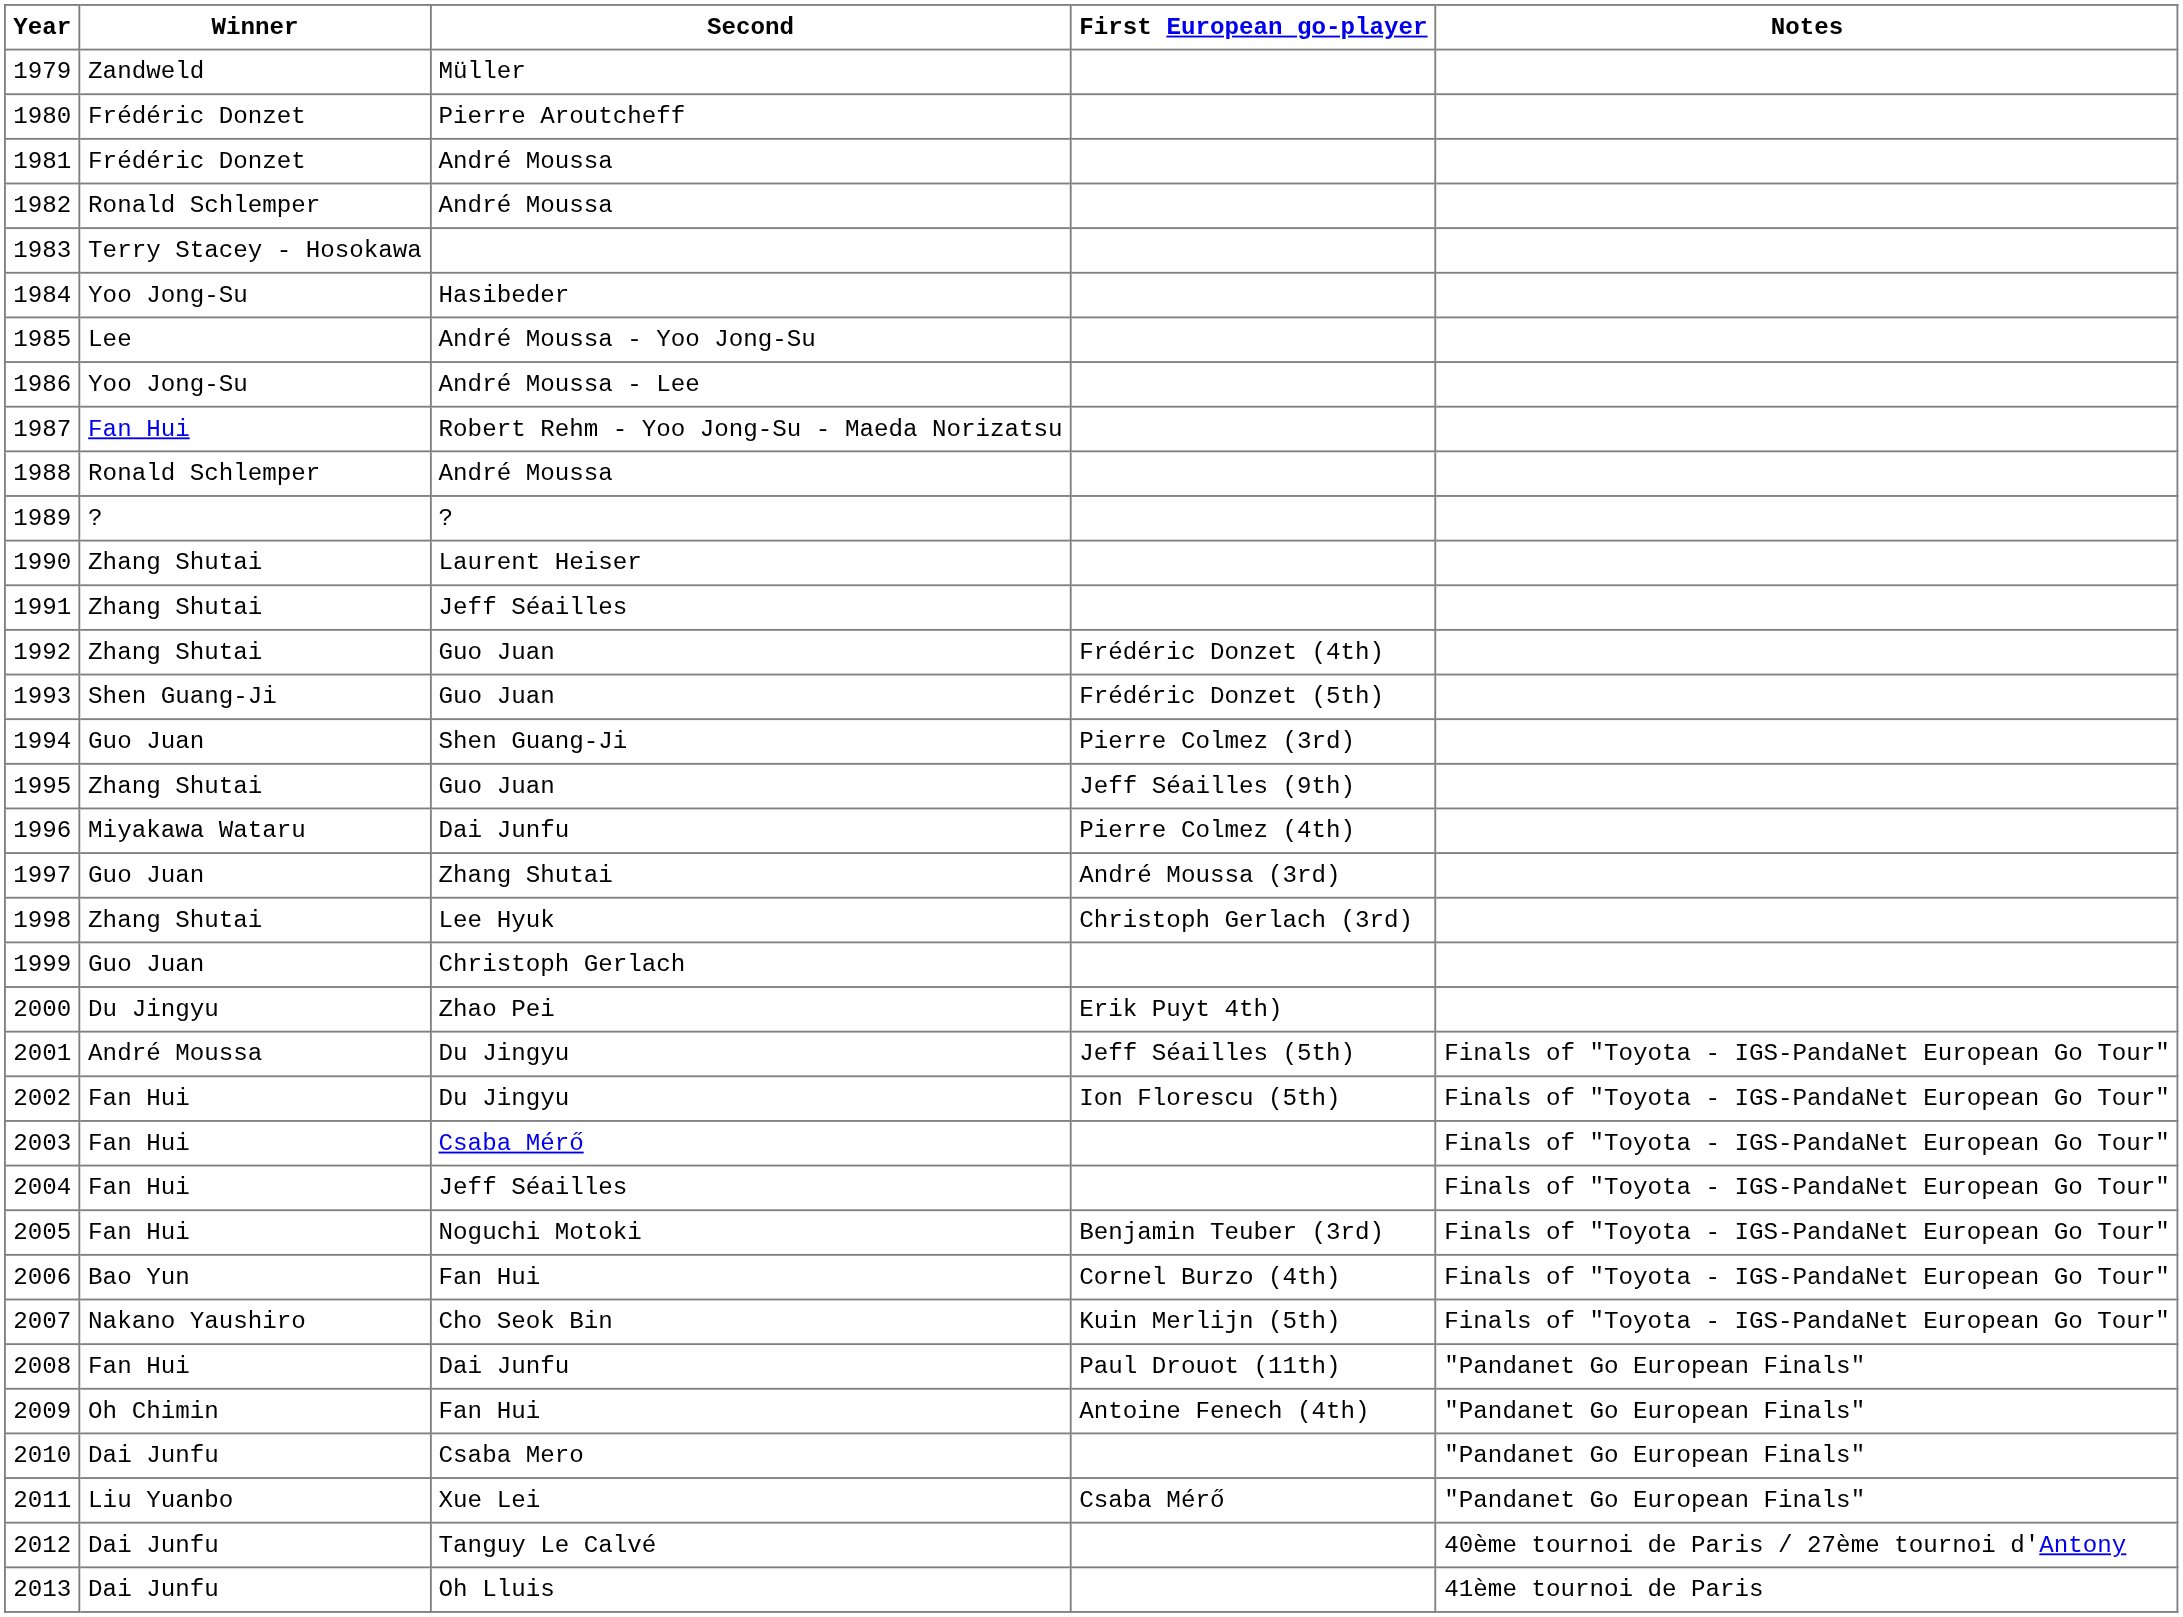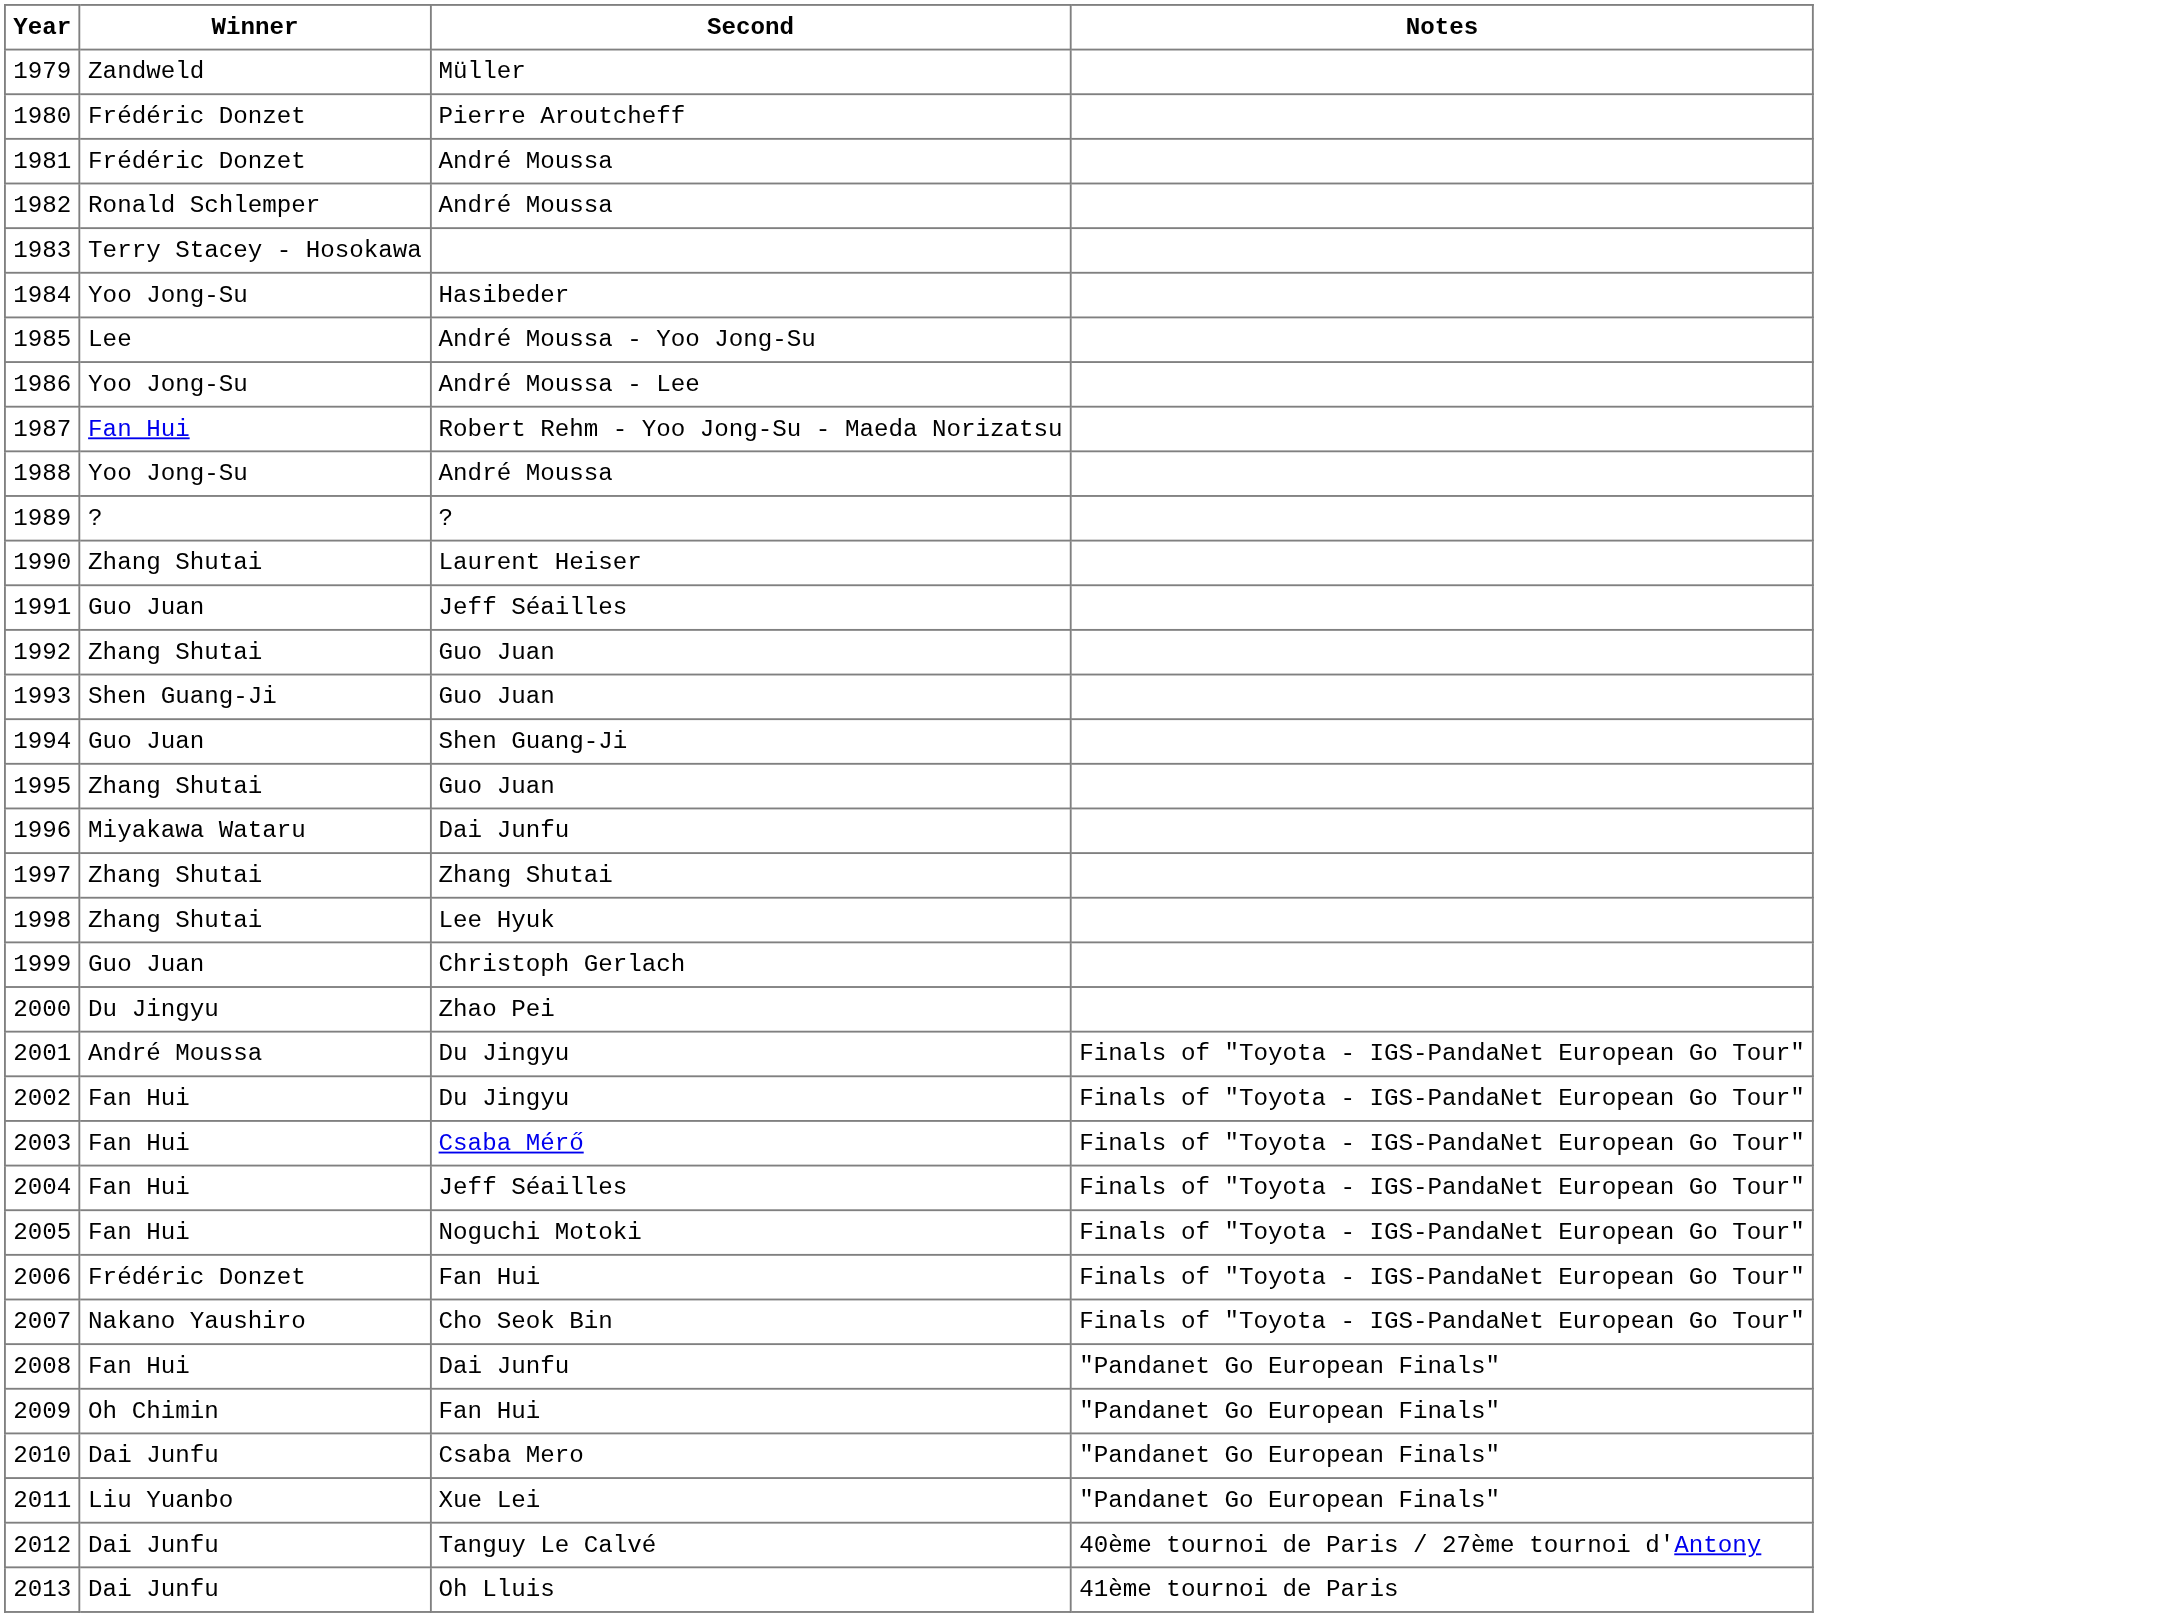- column: (1253, 27)
(204, 474) Ronald Schlemper -> (168, 474) Yoo Jong-Su
(175, 608) Zhang Shutai -> (146, 608) Guo Juan
(146, 875) Guo Juan -> (175, 875) Zhang Shutai
(139, 1277) Bao Yun -> (197, 1277) Frédéric Donzet
